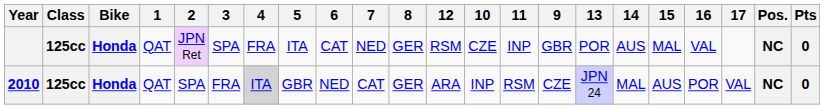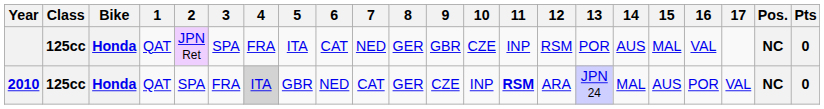columns swapped: (557, 15) <-> (446, 15)
(519, 84) normal -> (518, 84) bold
